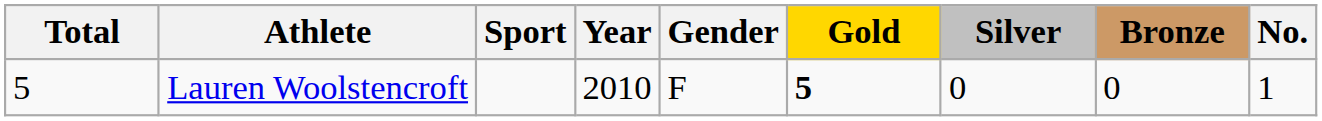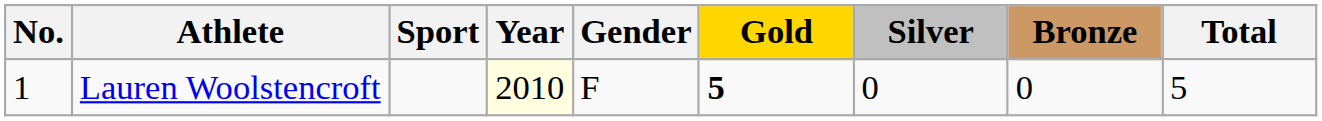columns swapped: (1283, 31) <-> (82, 31)
(617, 86) no background -> (530, 86) lightyellow background
